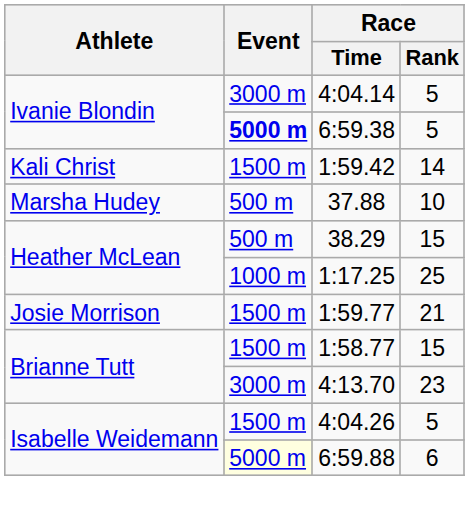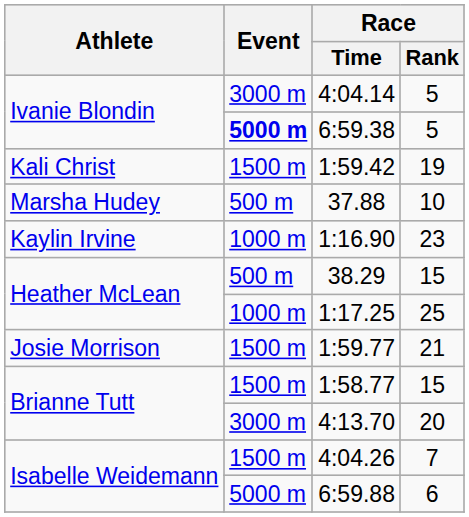(432, 167) 14 -> (432, 167) 19
+ row: (357, 240)
(432, 385) 23 -> (432, 422) 20
(432, 422) 5 -> (432, 458) 7
(268, 458) lightyellow background -> (268, 495) no background
